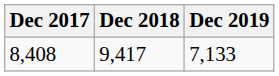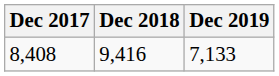(123, 53) 9,417 -> (123, 53) 9,416
